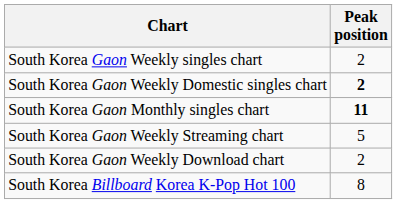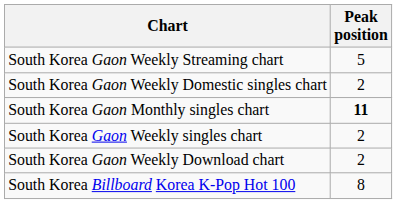rows swapped: (135, 60) <-> (146, 135)
(361, 85) bold -> (361, 85) normal
